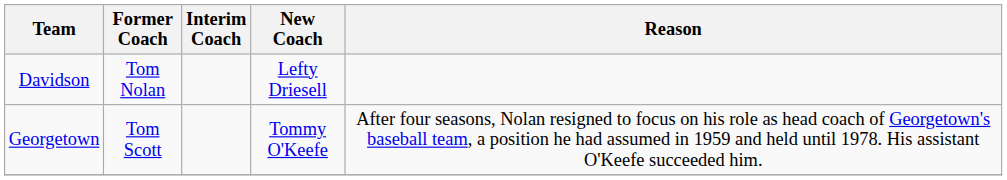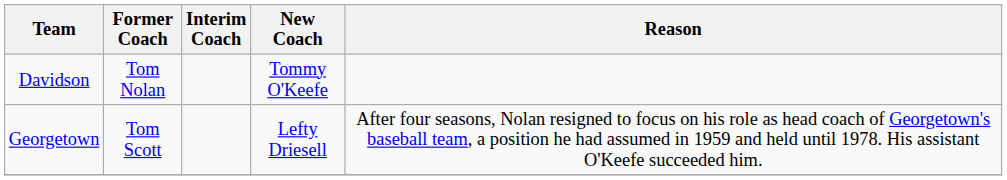(298, 79) Lefty Driesell -> (298, 79) Tommy O'Keefe
(298, 139) Tommy O'Keefe -> (298, 139) Lefty Driesell
